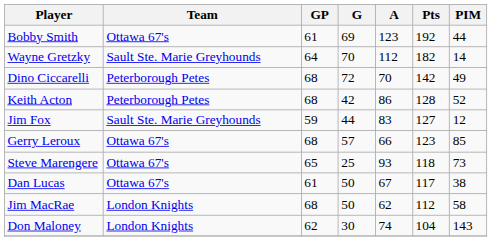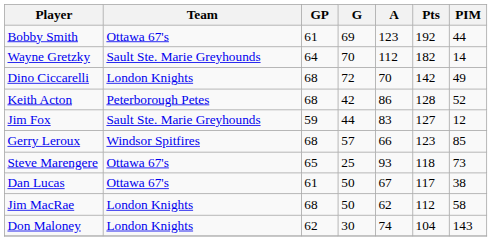(158, 78) Peterborough Petes -> (150, 78) London Knights
(138, 141) Ottawa 67's -> (153, 141) Windsor Spitfires
